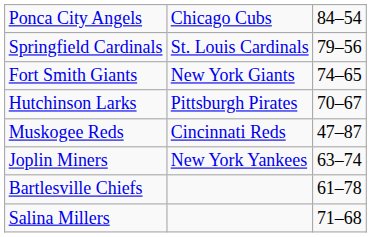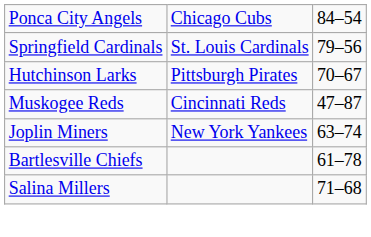- row: (73, 75)
